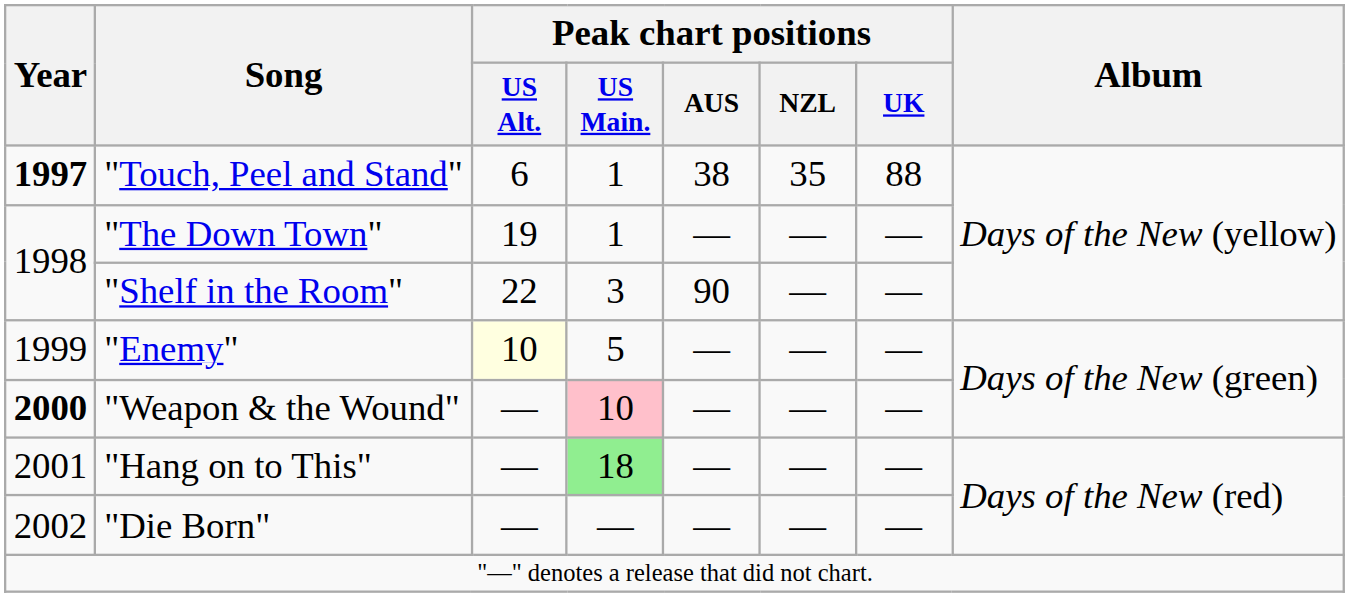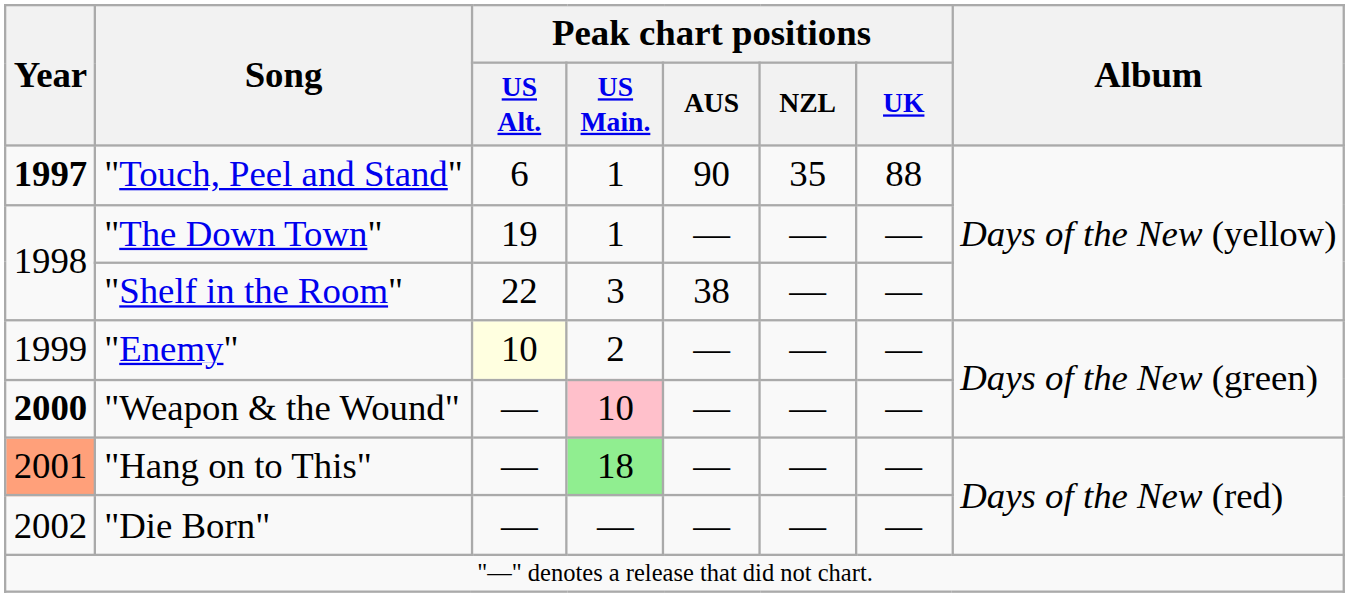(712, 174) 38 -> (712, 174) 90
(712, 291) 90 -> (712, 291) 38
(615, 349) 5 -> (615, 349) 2
(50, 466) no background -> (50, 466) lightsalmon background
